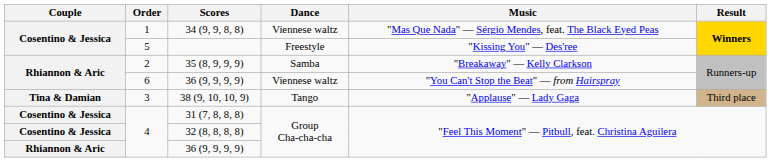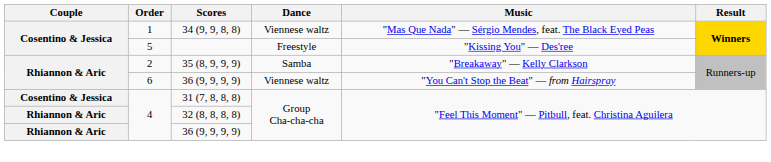- row: (147, 98)
(65, 132) Cosentino & Jessica -> (66, 115) Rhiannon & Aric
